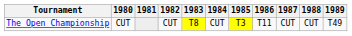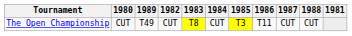columns swapped: (147, 11) <-> (335, 11)
